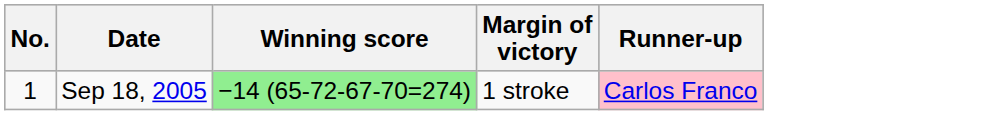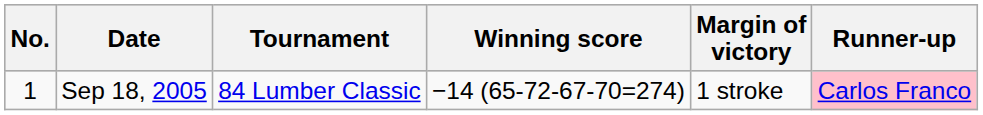+ column: (319, 38)
(345, 90) lightgreen background -> (558, 90) no background
